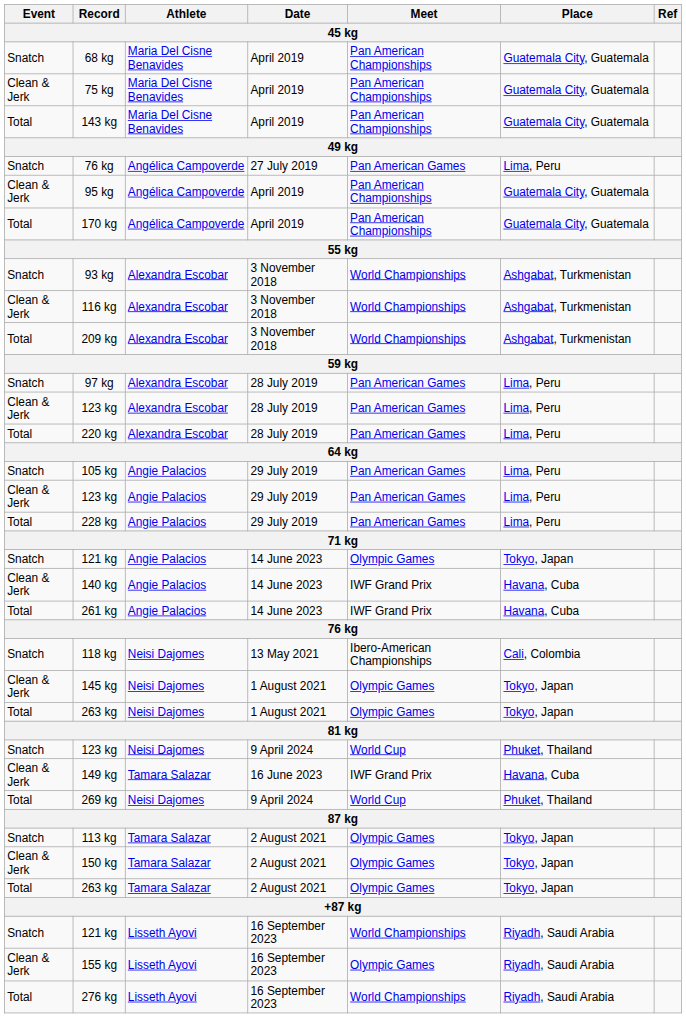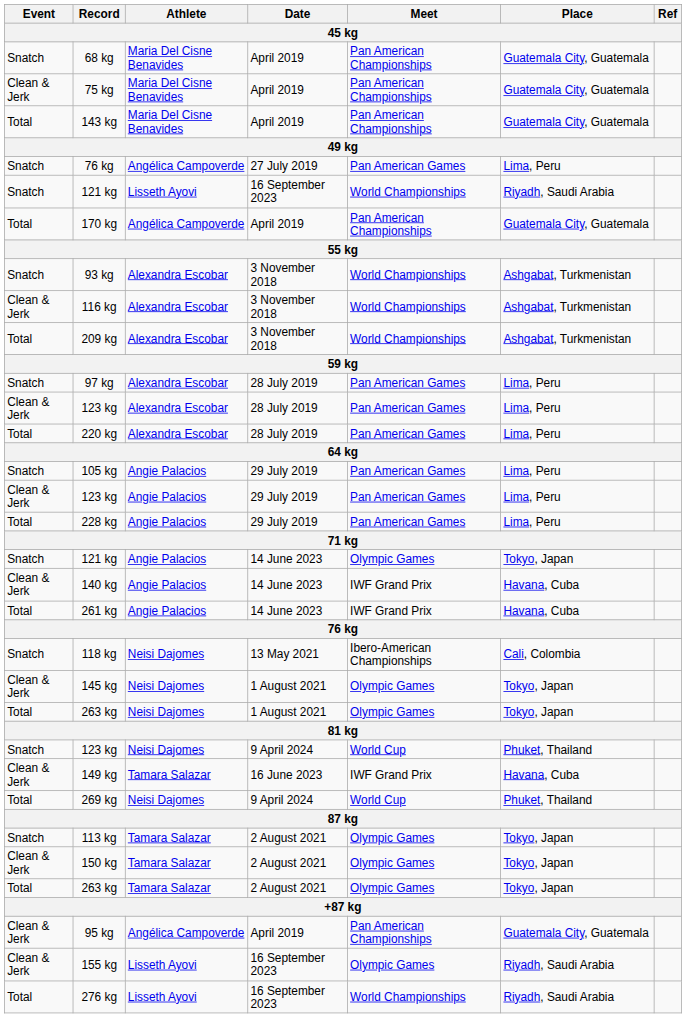rows swapped: (99, 192) <-> (99, 933)
